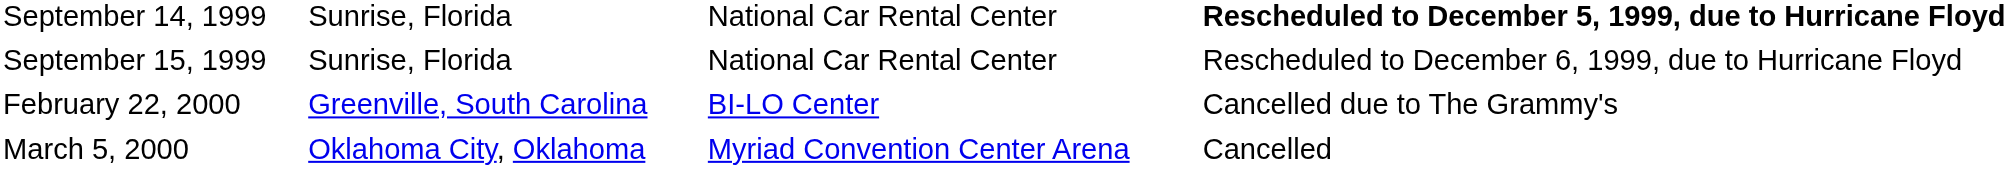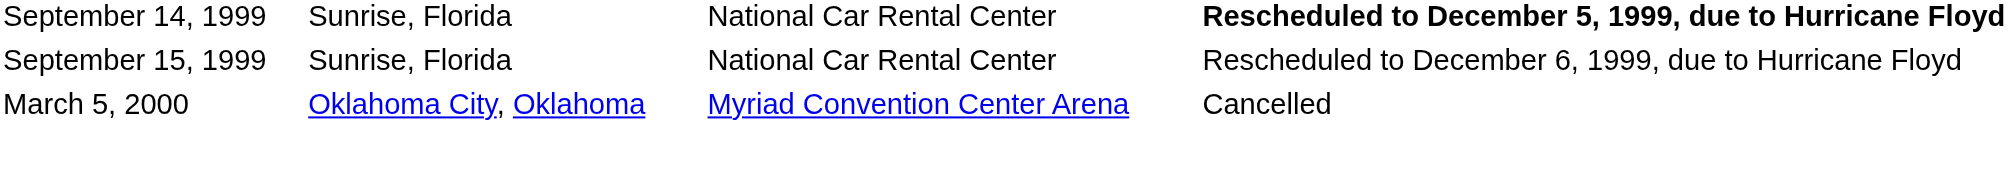- row: (122, 104)
